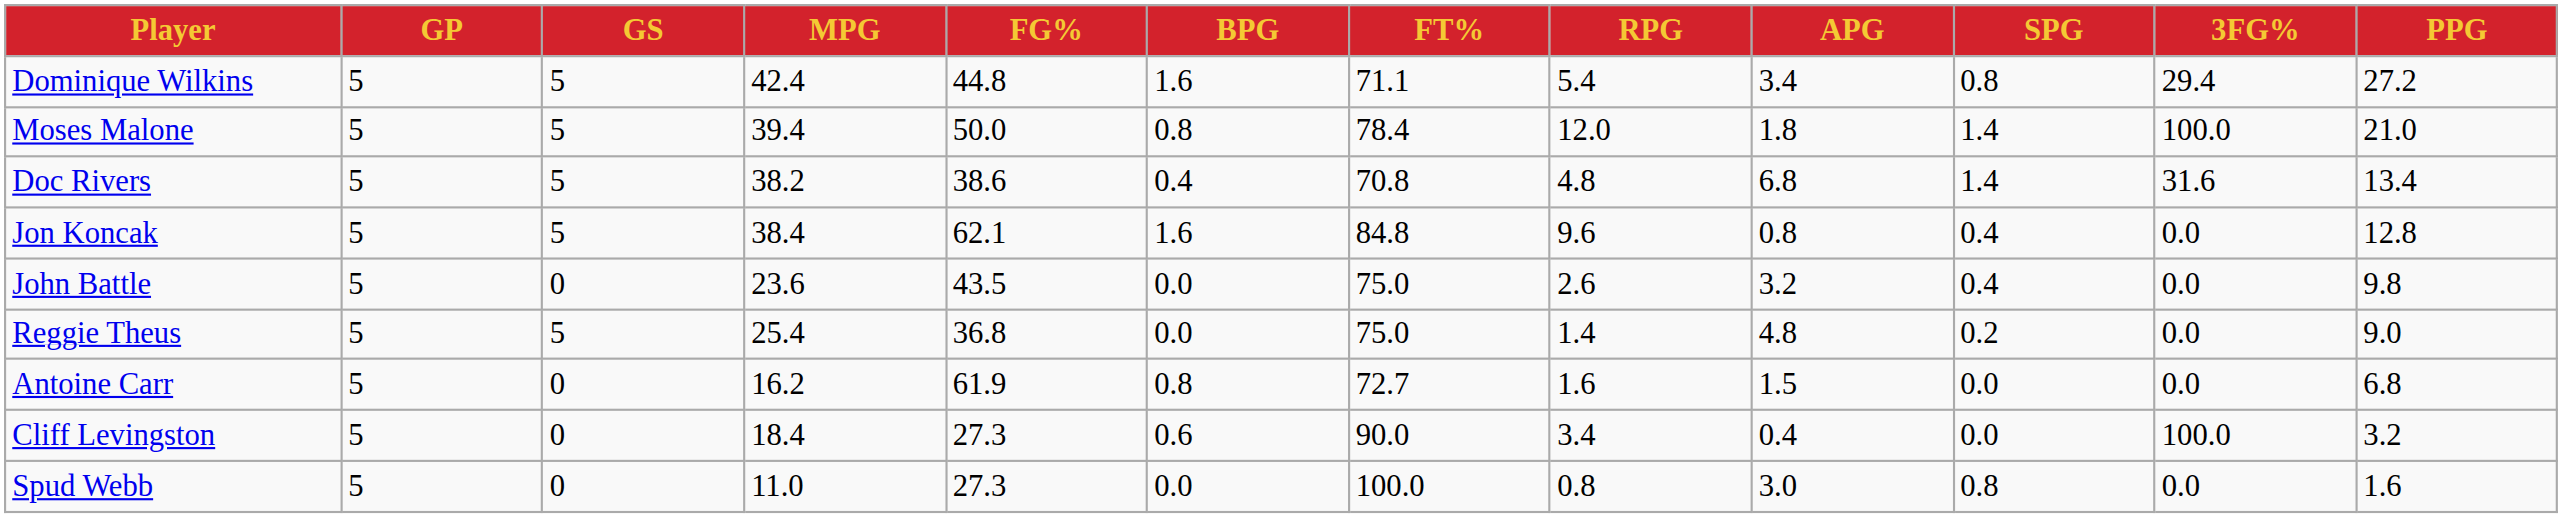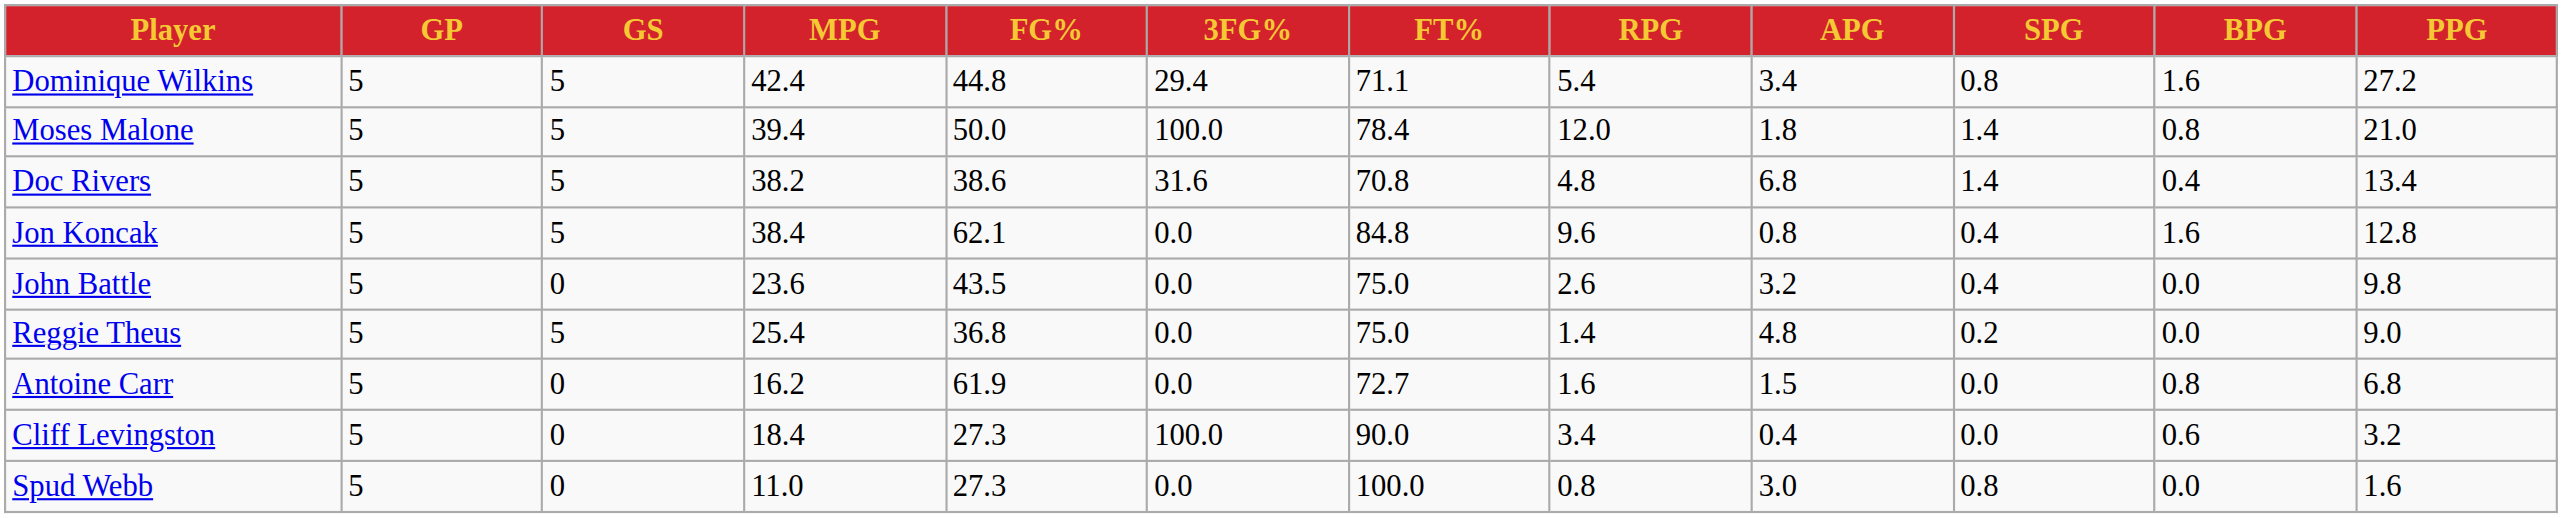columns swapped: (2255, 30) <-> (1248, 30)
